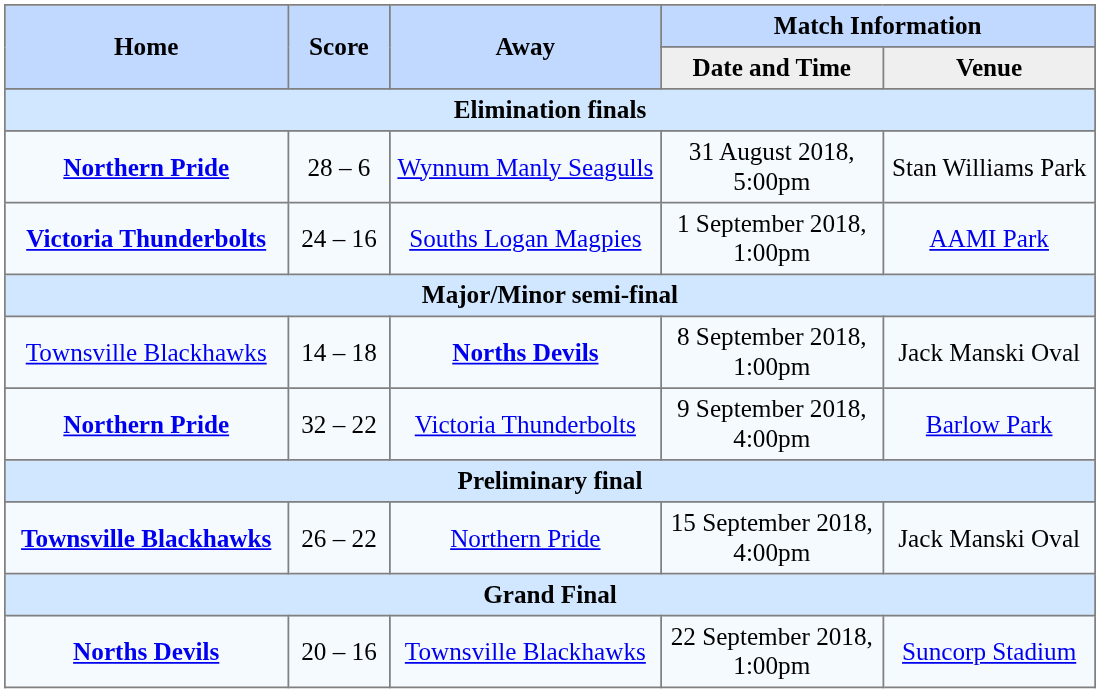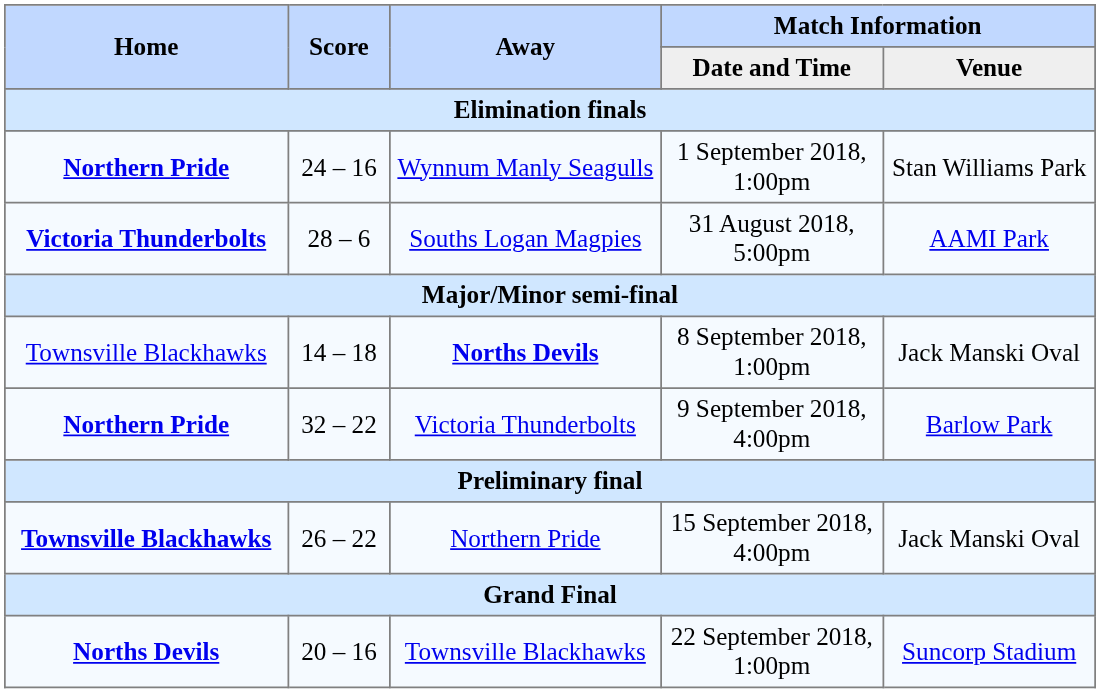(339, 166) 28 – 6 -> (339, 166) 24 – 16
(772, 166) 31 August 2018, 5:00pm -> (772, 166) 1 September 2018, 1:00pm
(339, 238) 24 – 16 -> (339, 238) 28 – 6
(772, 238) 1 September 2018, 1:00pm -> (772, 238) 31 August 2018, 5:00pm
